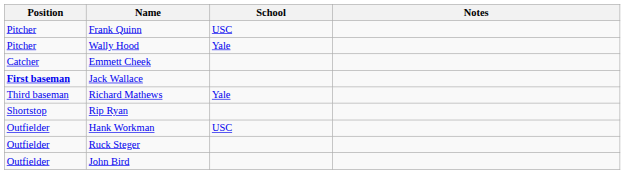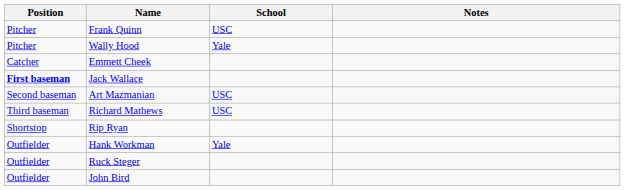+ row: (122, 95)
(221, 95) Yale -> (222, 111) USC
(222, 128) USC -> (221, 144) Yale
